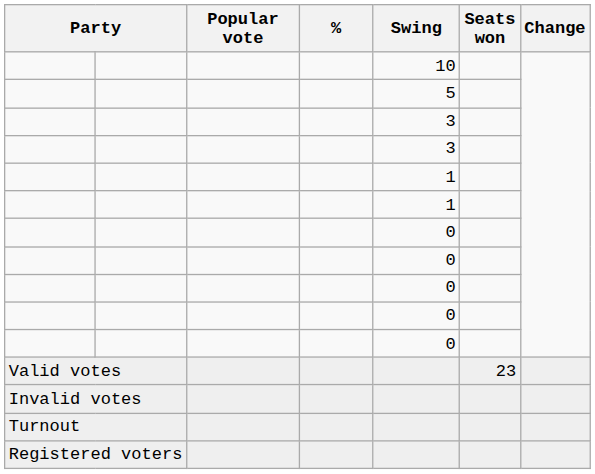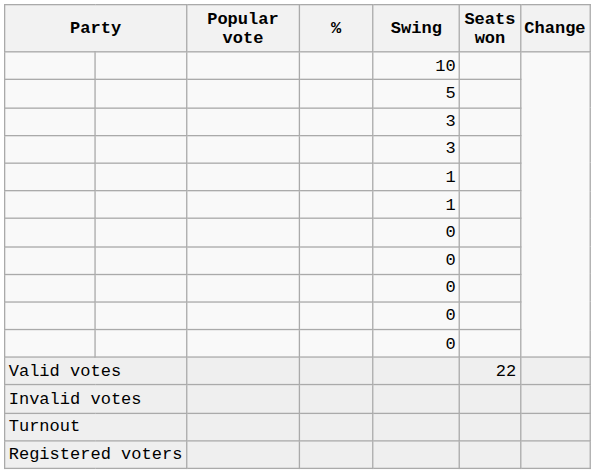(506, 371) 23 -> (506, 371) 22
